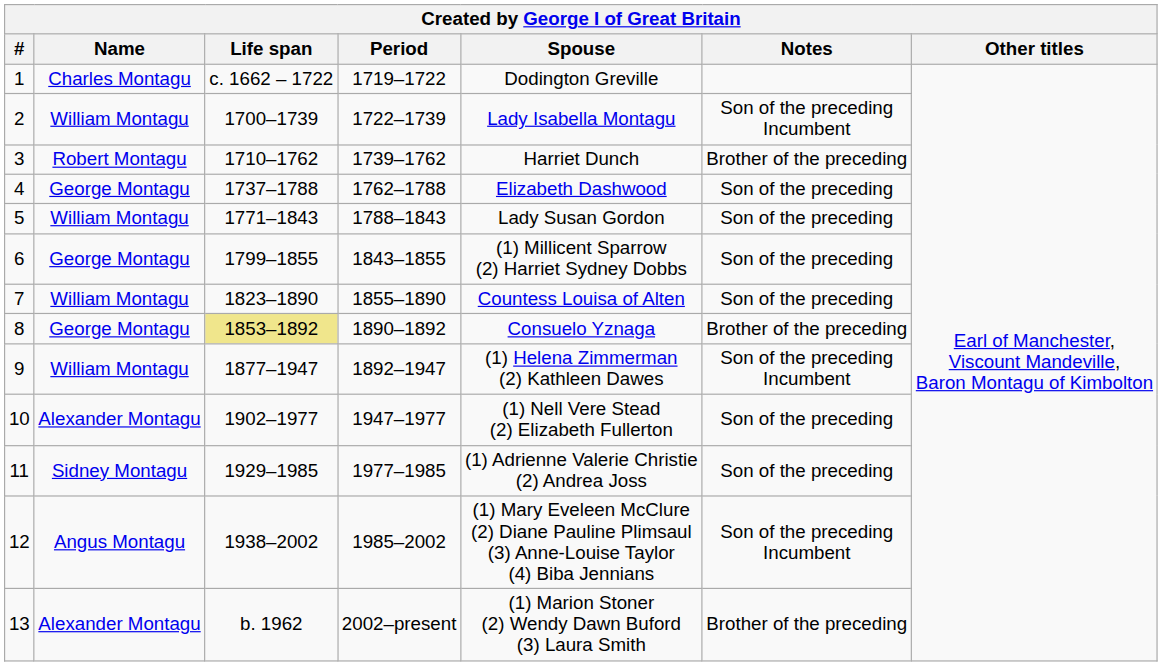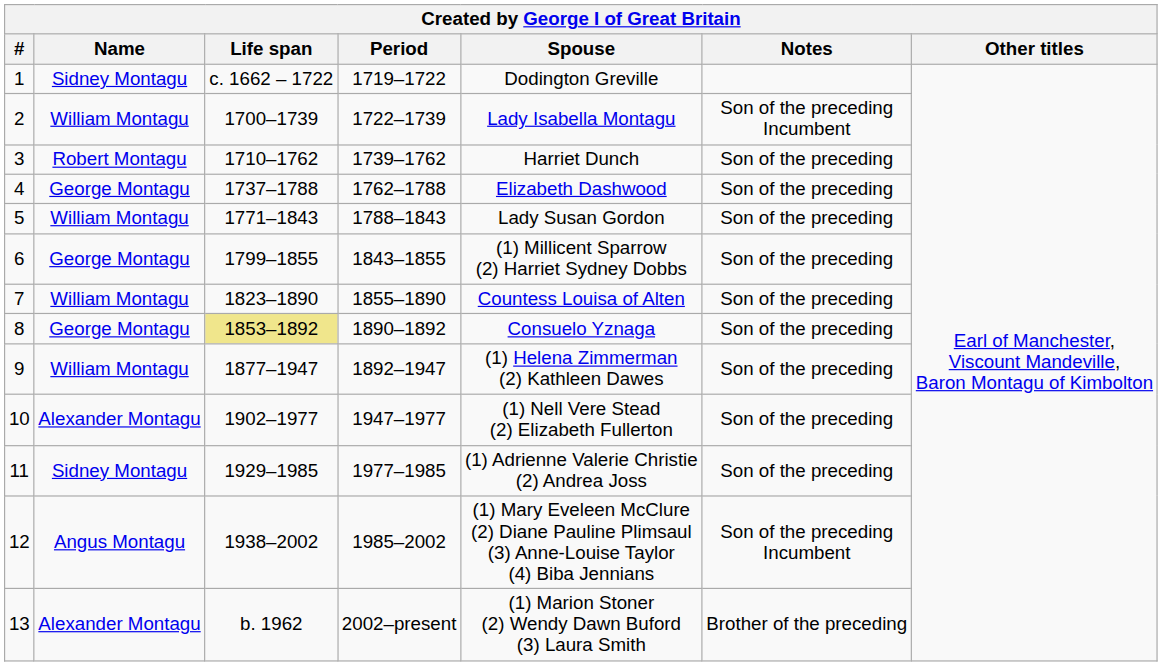(120, 78) Charles Montagu -> (120, 78) Sidney Montagu
(807, 159) Brother of the preceding -> (807, 159) Son of the preceding
(807, 328) Brother of the preceding -> (807, 328) Son of the preceding
(807, 368) Son of the preceding Incumbent -> (807, 368) Son of the preceding
